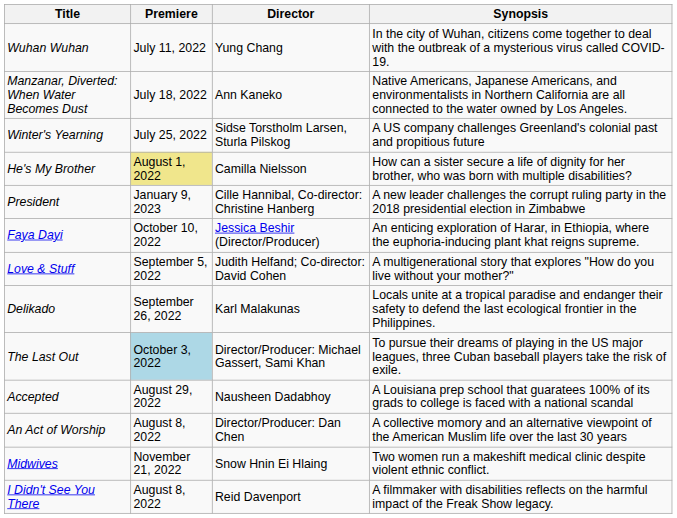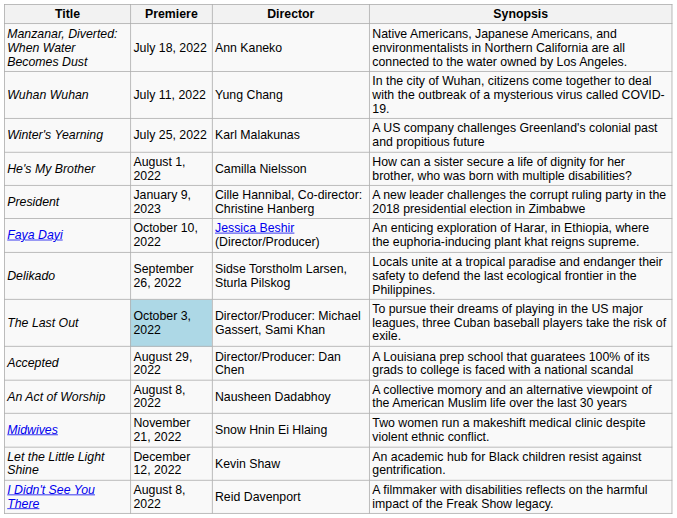rows swapped: (48, 47) <-> (62, 94)
(281, 135) Sidse Torstholm Larsen, Sturla Pilskog -> (257, 135) Karl Malakunas
(159, 168) khaki background -> (159, 168) no background
- row: (41, 268)
(257, 309) Karl Malakunas -> (281, 275) Sidse Torstholm Larsen, Sturla Pilskog
(273, 396) Nausheen Dadabhoy -> (278, 363) Director/Producer: Dan Chen
(278, 430) Director/Producer: Dan Chen -> (273, 396) Nausheen Dadabhoy
+ row: (56, 463)
